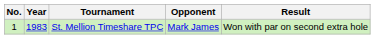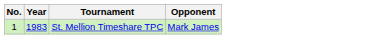- column: (296, 12)
